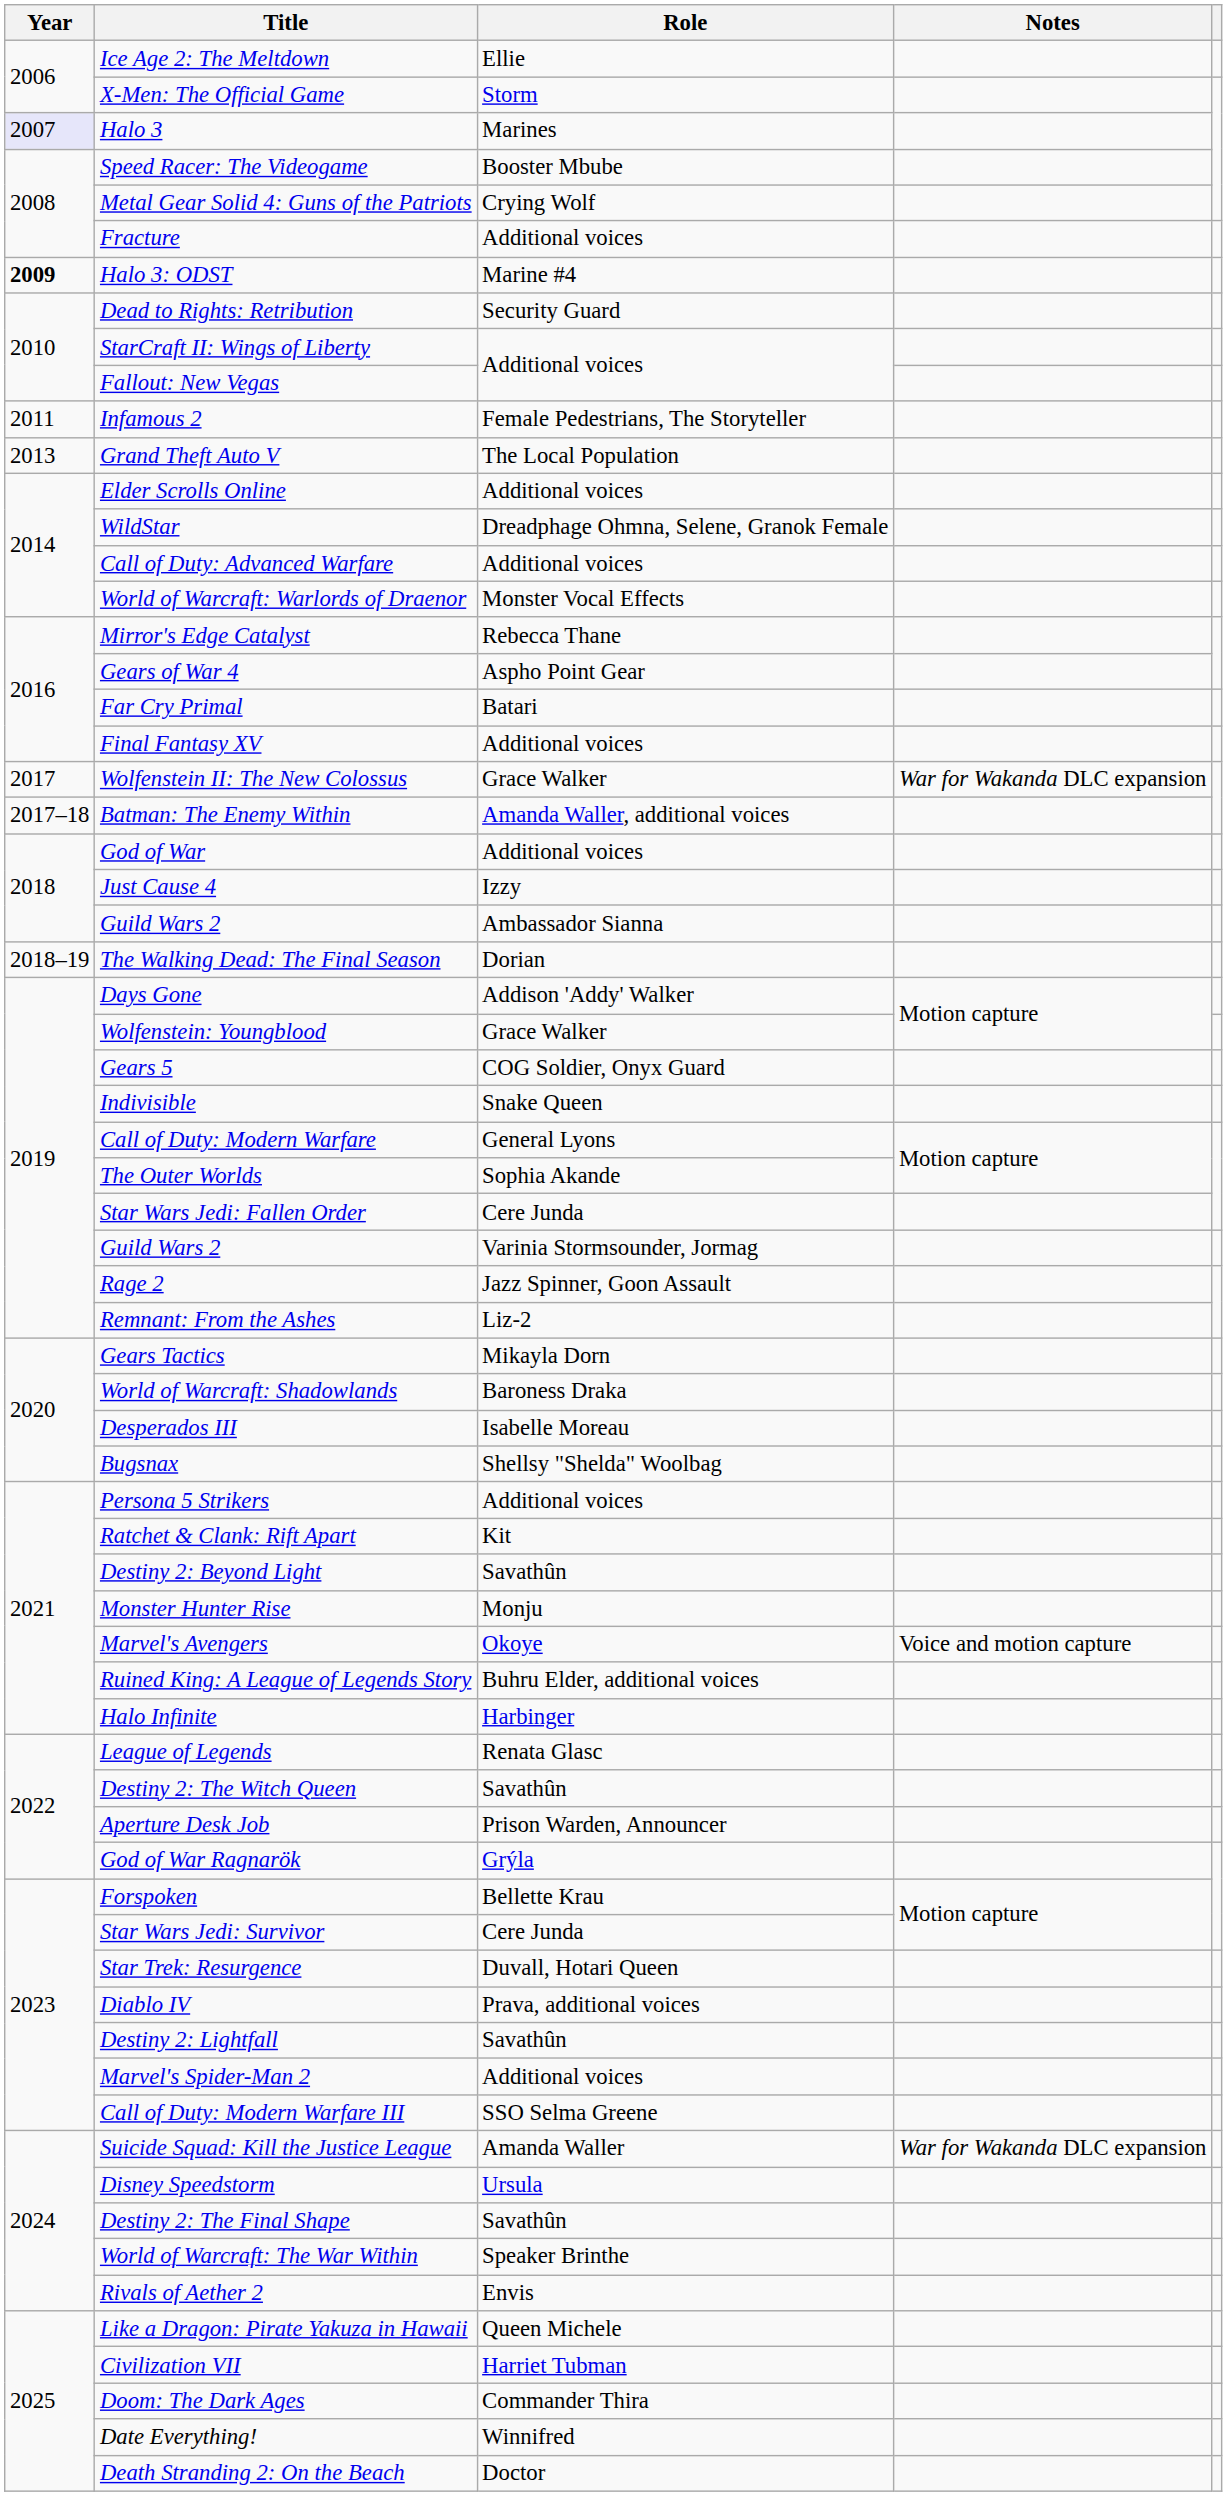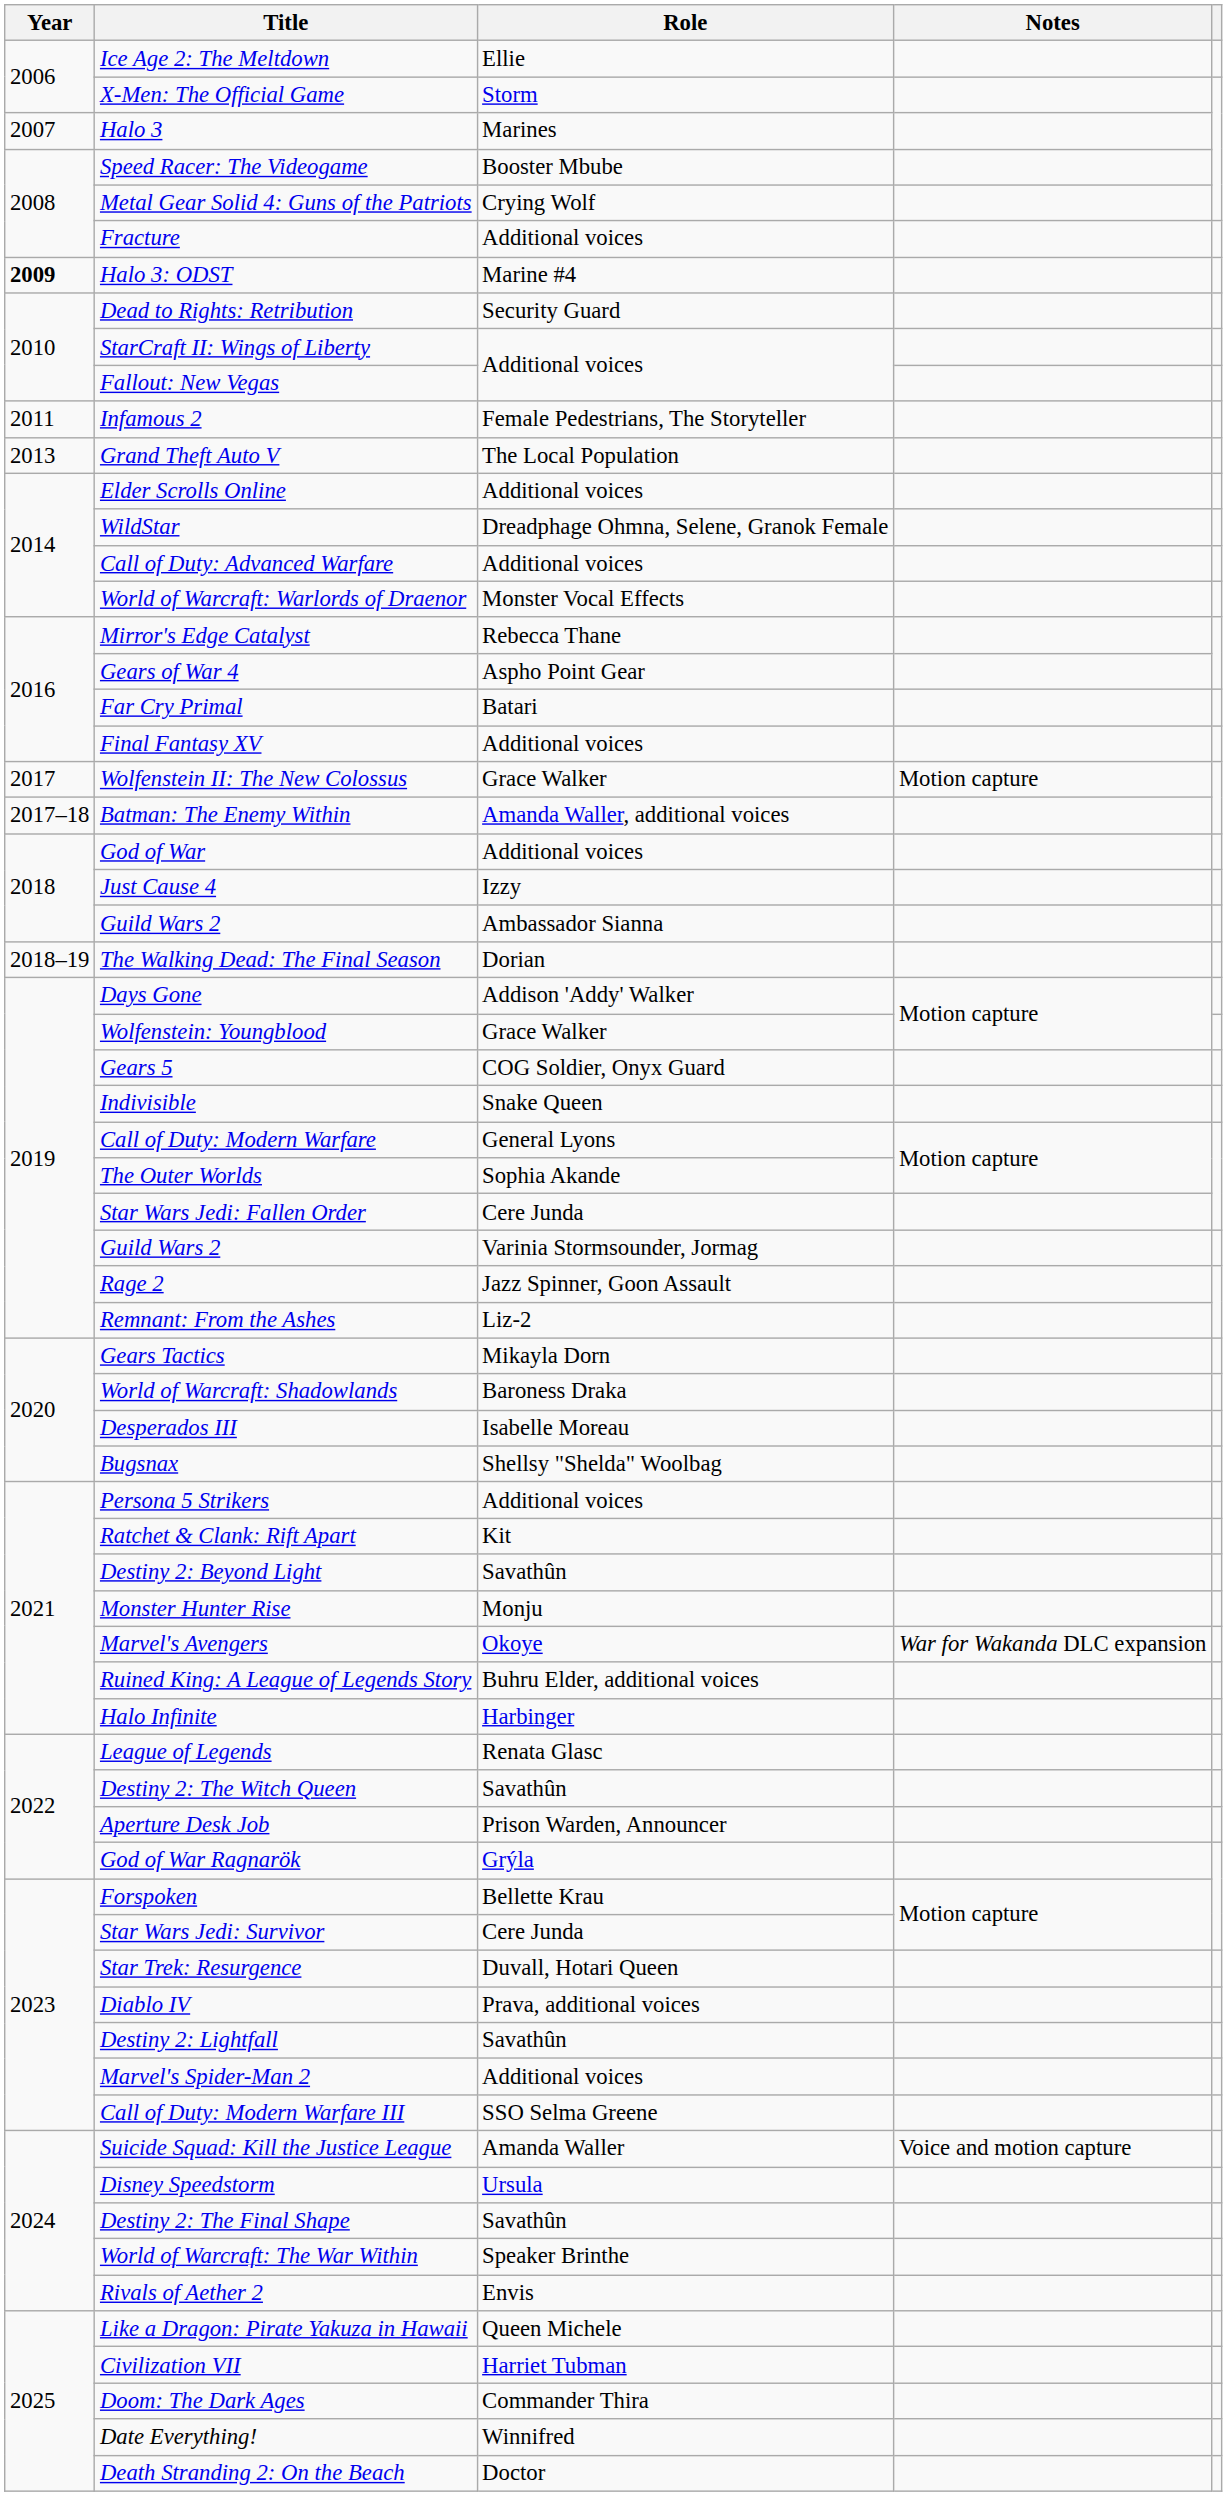(33, 130) lavender background -> (33, 130) no background
(1053, 779) War for Wakanda DLC expansion -> (969, 779) Motion capture
(1015, 1643) Voice and motion capture -> (1053, 1643) War for Wakanda DLC expansion
(1053, 2148) War for Wakanda DLC expansion -> (1015, 2148) Voice and motion capture
